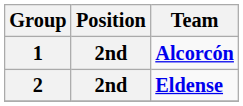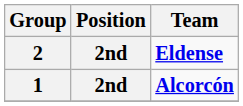rows swapped: (38, 52) <-> (38, 85)
